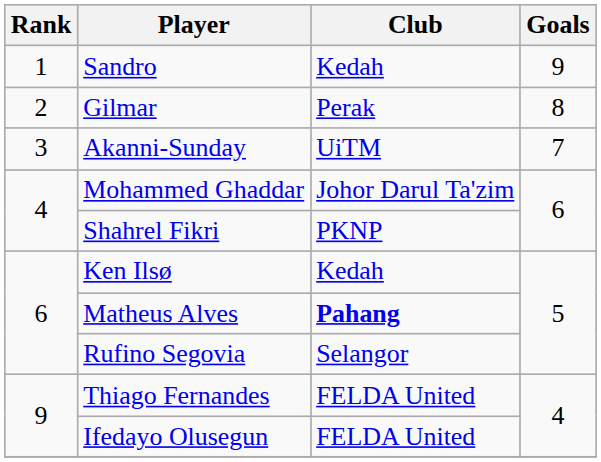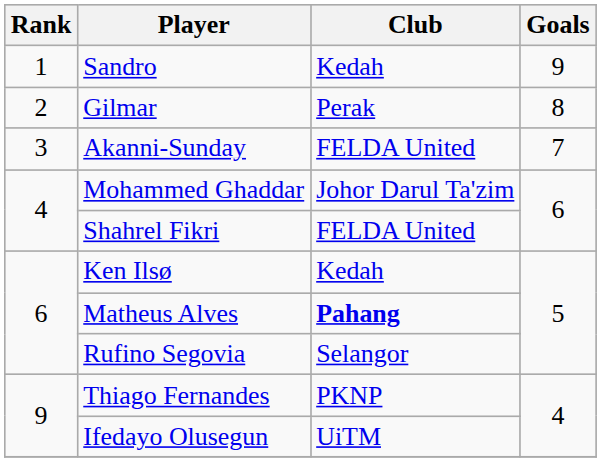(349, 148) UiTM -> (396, 148) FELDA United
(349, 230) PKNP -> (396, 230) FELDA United
(396, 395) FELDA United -> (349, 395) PKNP
(396, 436) FELDA United -> (349, 436) UiTM
